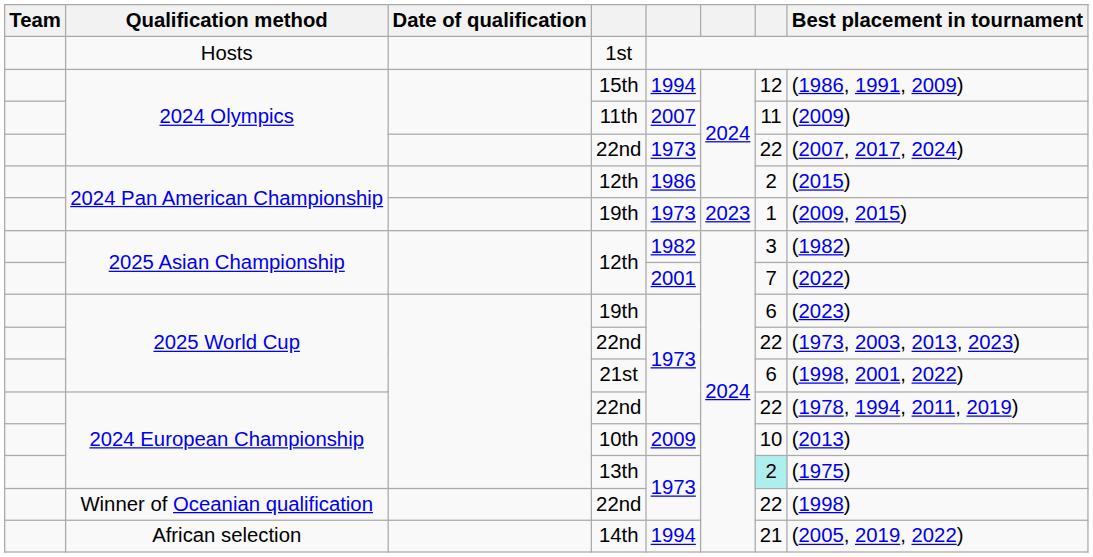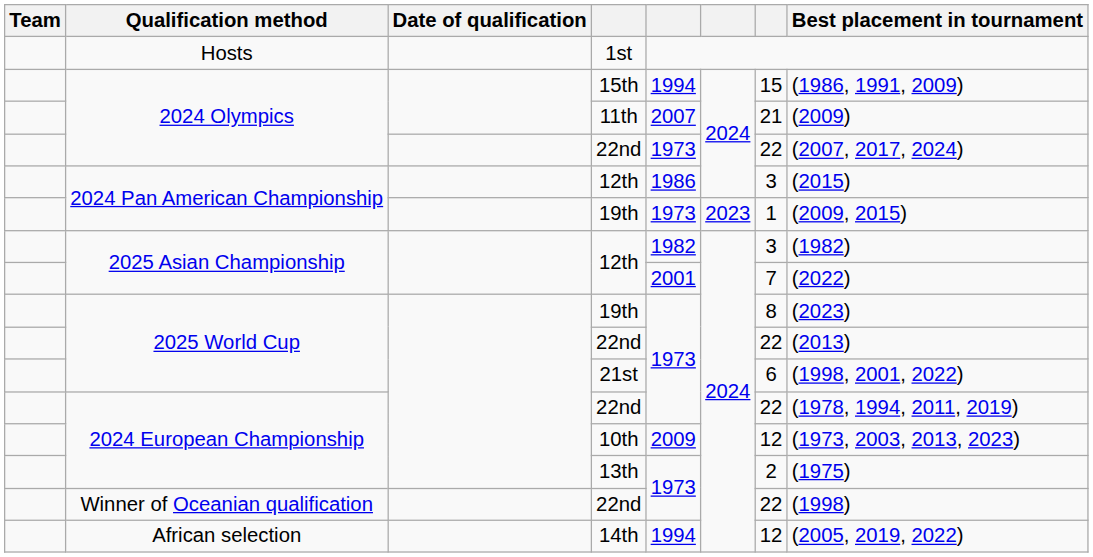(771, 85) 12 -> (771, 85) 15
(771, 117) 11 -> (771, 117) 21
(771, 181) 2 -> (771, 181) 3
(771, 310) 6 -> (771, 310) 8
(906, 342) (1973, 2003, 2013, 2023) -> (821, 342) (2013)
(771, 439) 10 -> (771, 439) 12
(821, 439) (2013) -> (906, 439) (1973, 2003, 2013, 2023)
(771, 471) paleturquoise background -> (771, 471) no background
(771, 536) 21 -> (771, 536) 12
